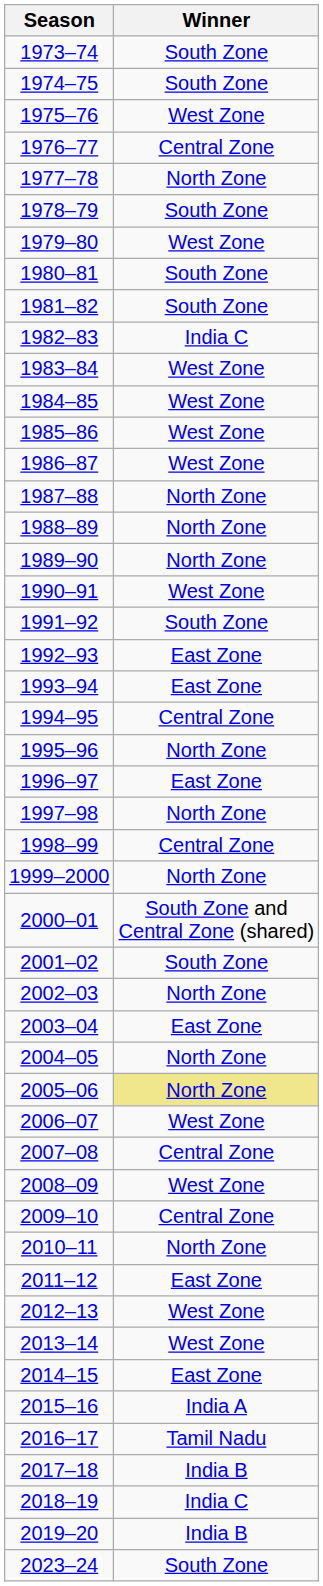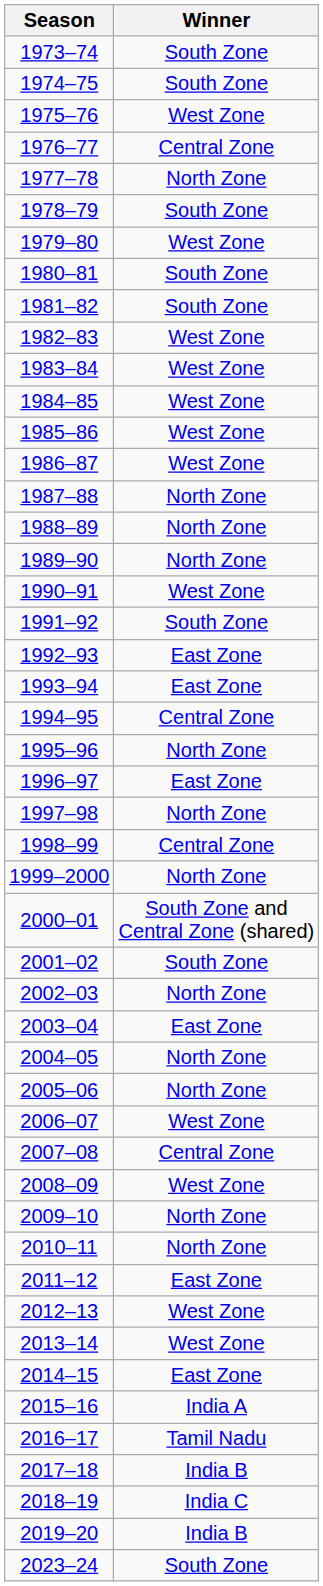(216, 337) India C -> (216, 337) West Zone
(216, 1089) khaki background -> (216, 1089) no background
(216, 1216) Central Zone -> (216, 1216) North Zone
